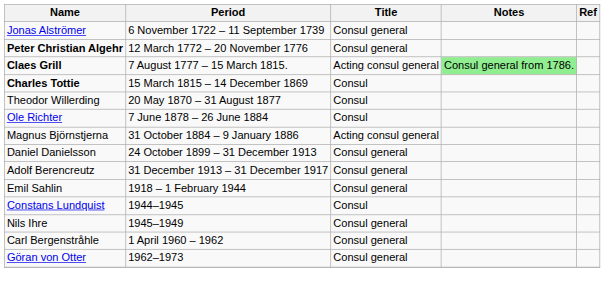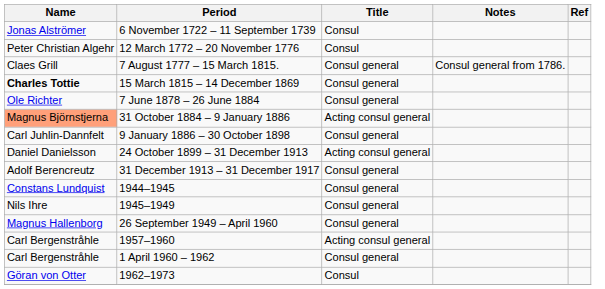(370, 30) Consul general -> (342, 30) Consul
(65, 48) bold -> (61, 48) normal
(370, 48) Consul general -> (342, 48) Consul
(34, 65) bold -> (32, 65) normal
(386, 65) Acting consul general -> (362, 65) Consul general
(509, 65) lightgreen background -> (500, 65) no background
(350, 83) Consul -> (362, 83) Consul general
- row: (205, 100)
(350, 118) Consul -> (362, 100) Consul general
(58, 135) no background -> (58, 118) lightsalmon background
+ row: (205, 135)
(370, 153) Consul general -> (377, 153) Acting consul general
- row: (187, 188)
(350, 205) Consul -> (362, 188) Consul general
+ row: (199, 223)
+ row: (147, 240)
(370, 258) Consul general -> (342, 275) Consul
